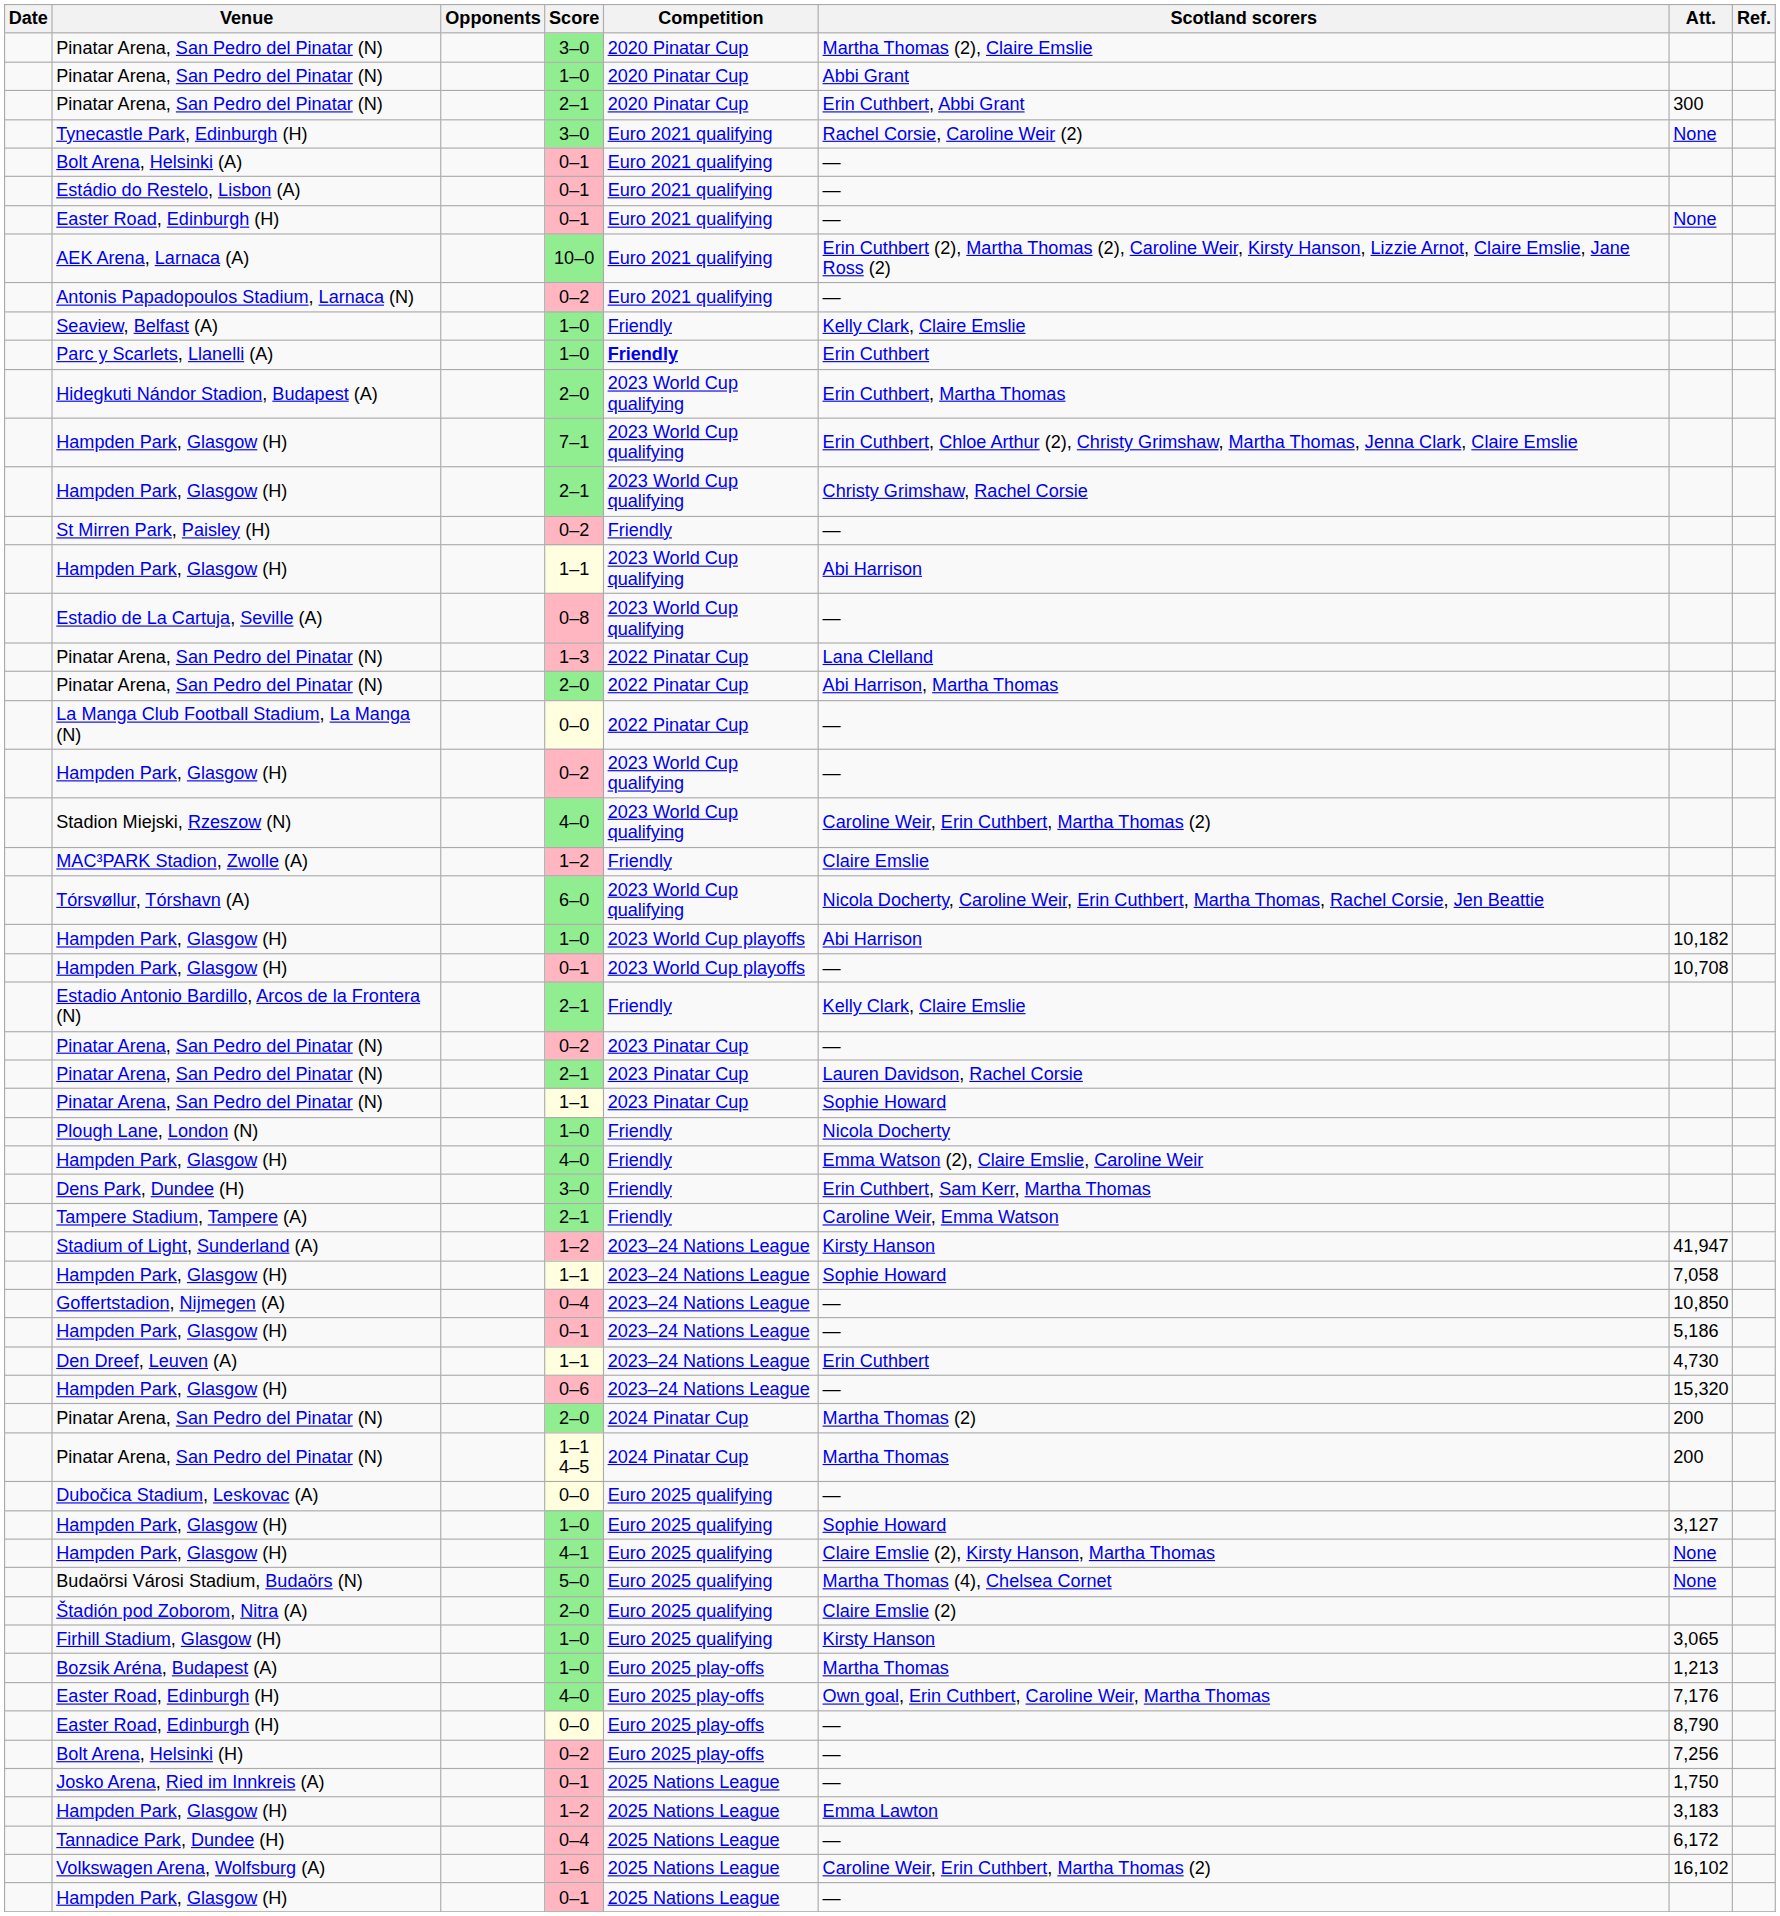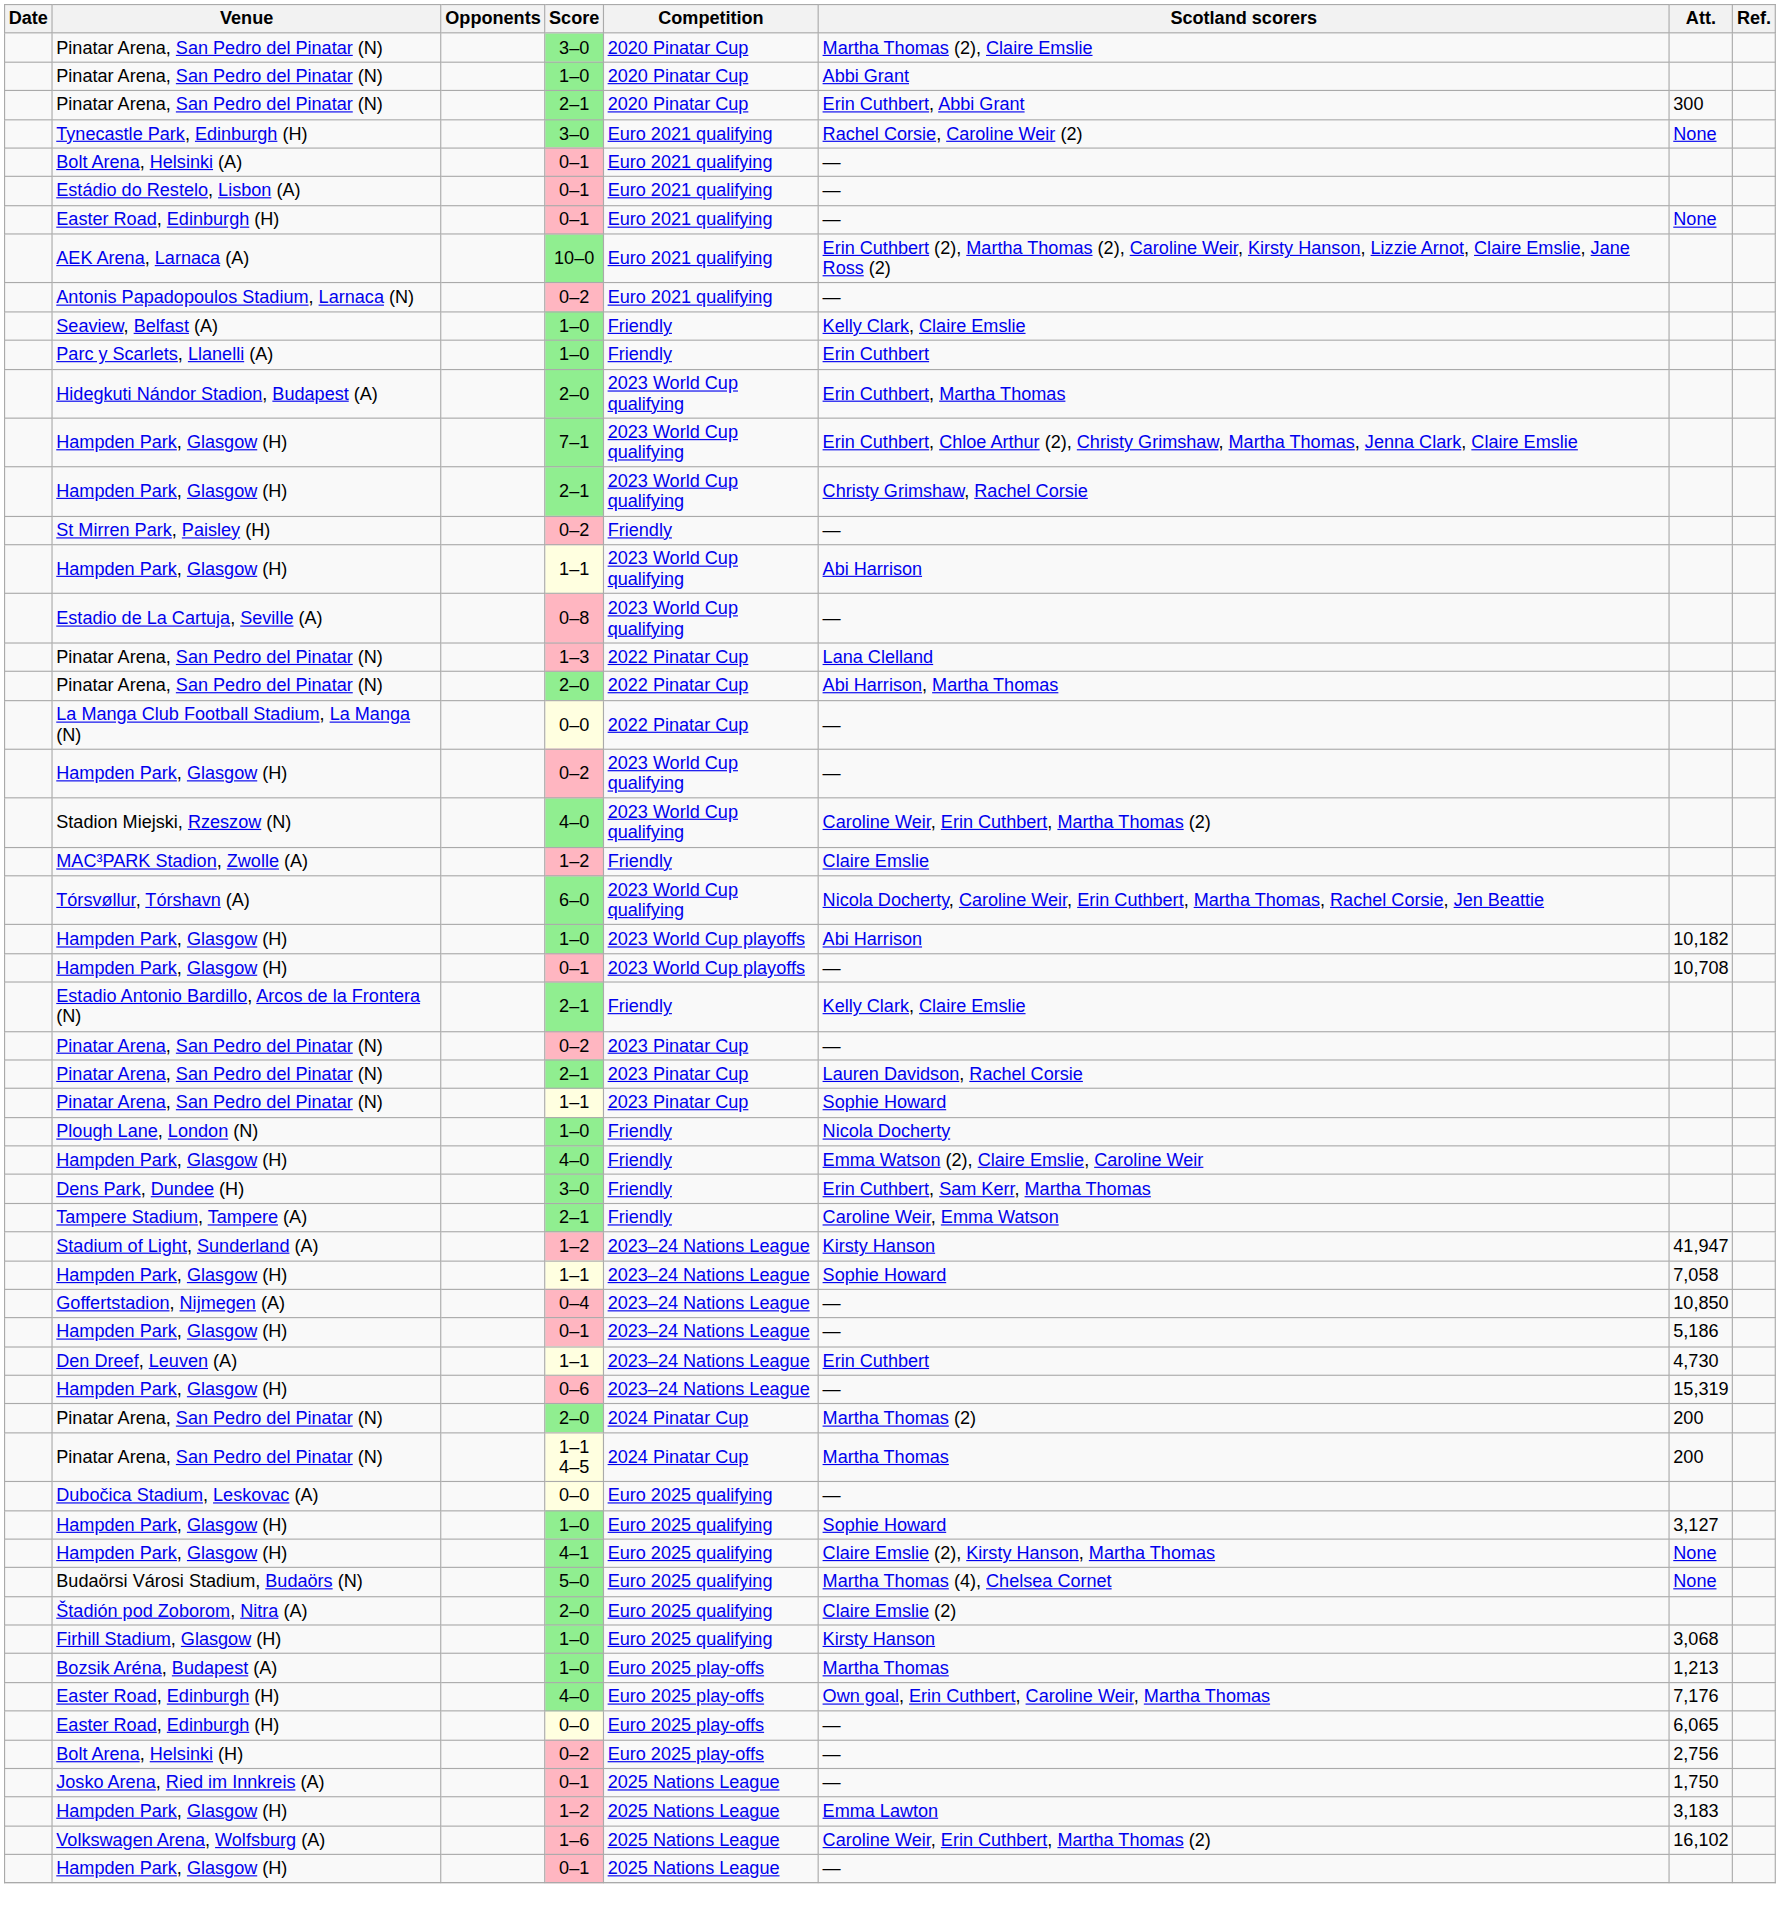(643, 354) bold -> (640, 354) normal
(1701, 1389) 15,320 -> (1701, 1389) 15,319
(1696, 1639) 3,065 -> (1696, 1639) 3,068
(1696, 1725) 8,790 -> (1696, 1725) 6,065
(1696, 1753) 7,256 -> (1696, 1753) 2,756
- row: (170, 1839)
